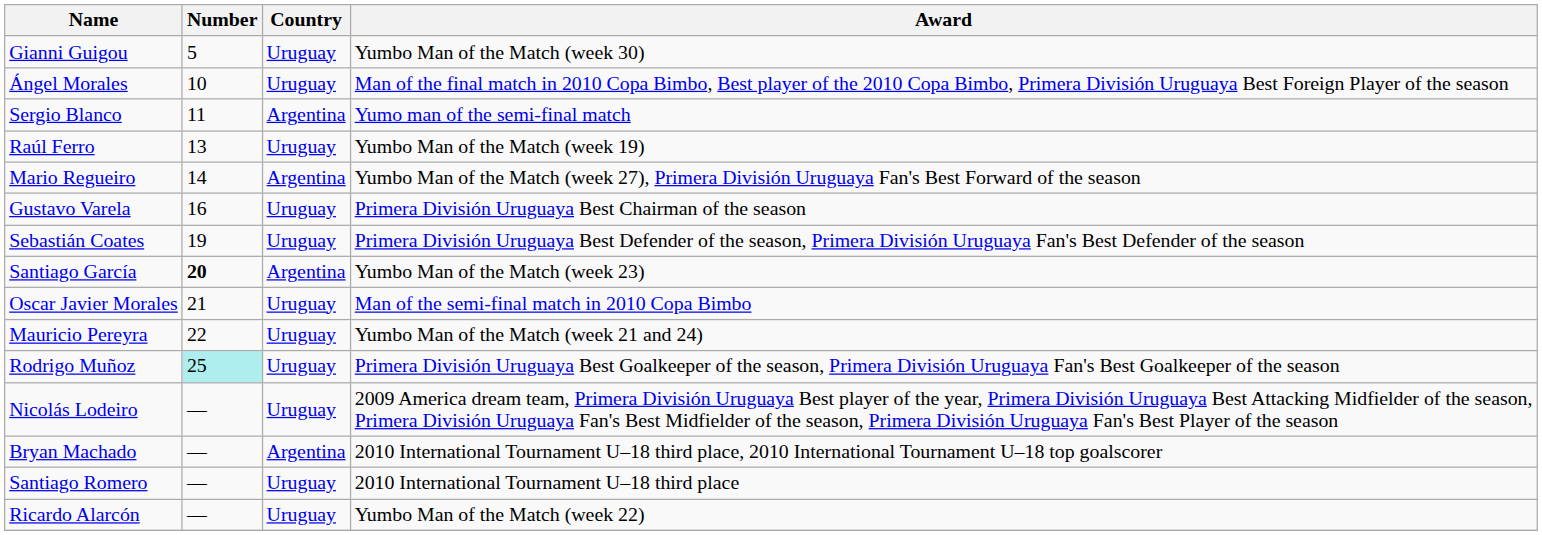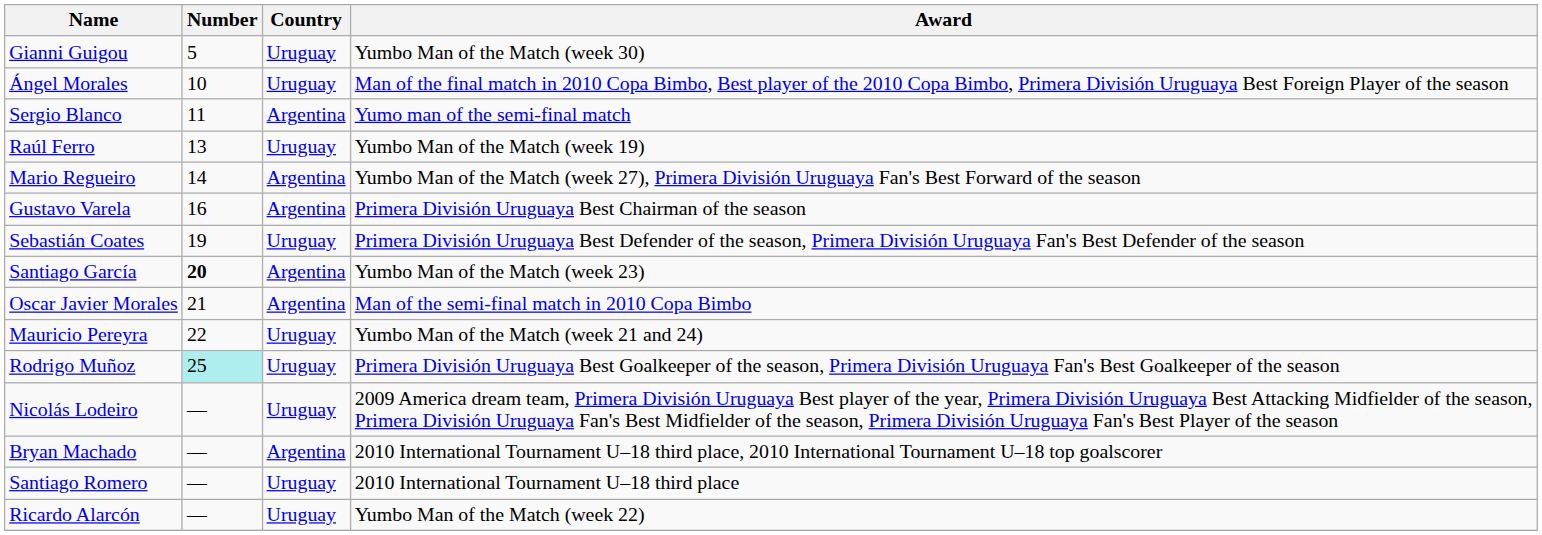(301, 209) Uruguay -> (306, 209) Argentina
(301, 303) Uruguay -> (306, 303) Argentina
